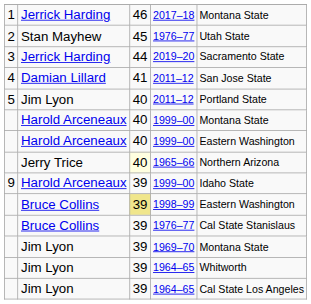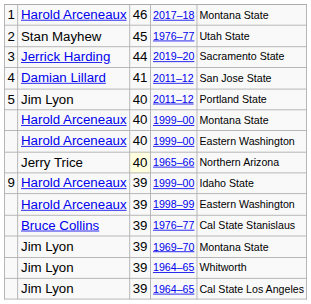(66, 15) Jerrick Harding -> (74, 15) Harold Arceneaux
(60, 204) Bruce Collins -> (74, 204) Harold Arceneaux
(140, 204) khaki background -> (140, 204) no background
